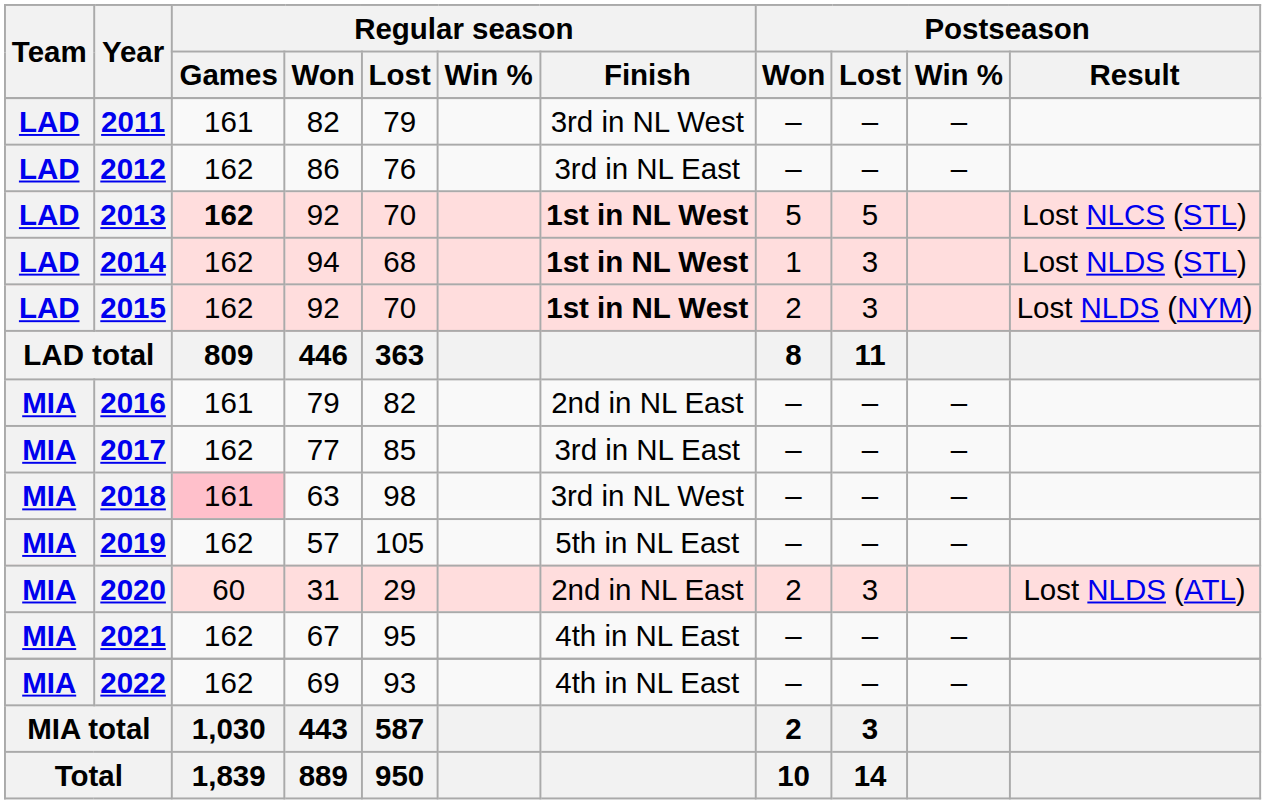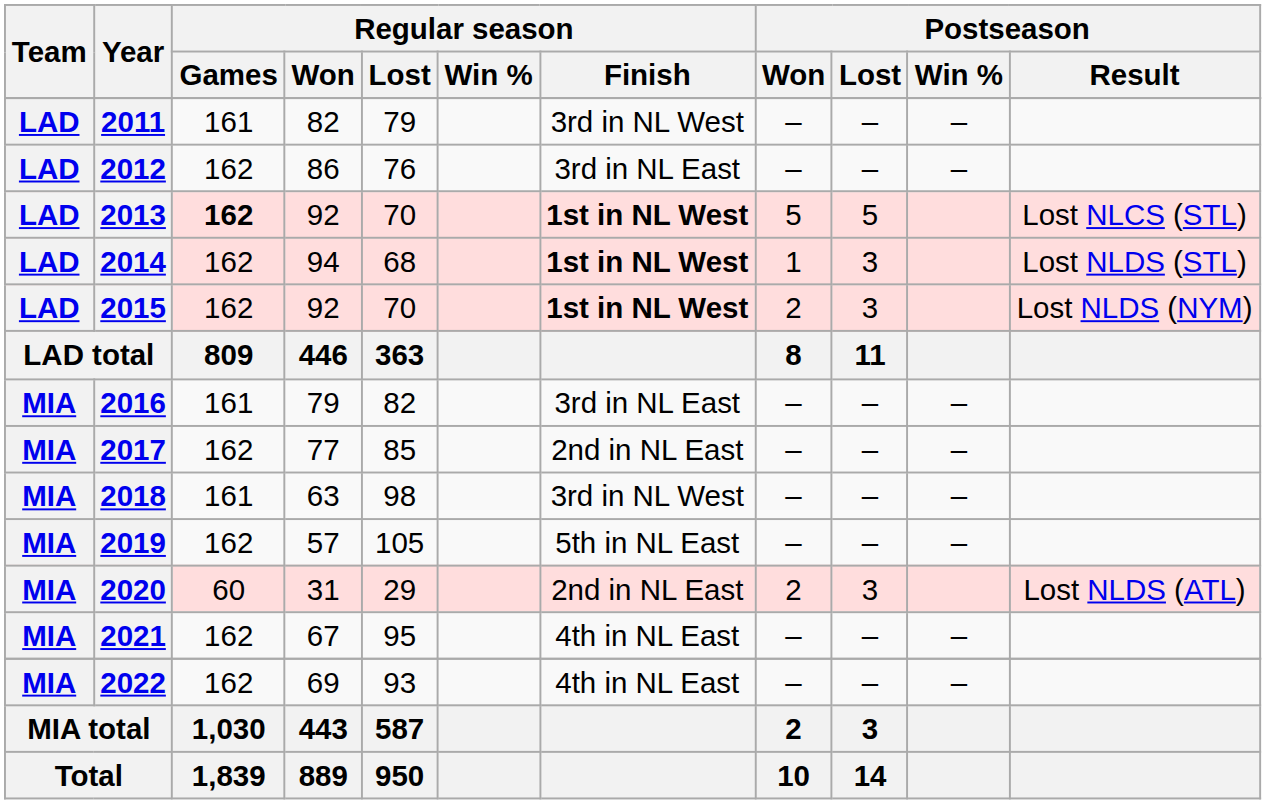(647, 402) 2nd in NL East -> (647, 402) 3rd in NL East
(647, 449) 3rd in NL East -> (647, 449) 2nd in NL East
(229, 495) pink background -> (229, 495) no background
